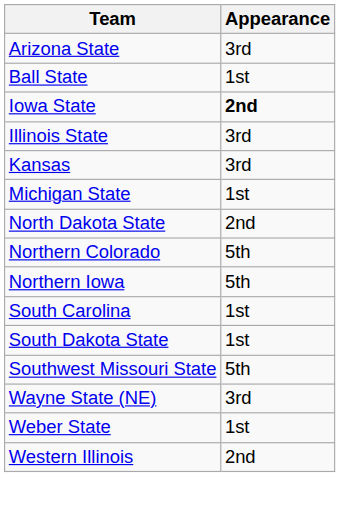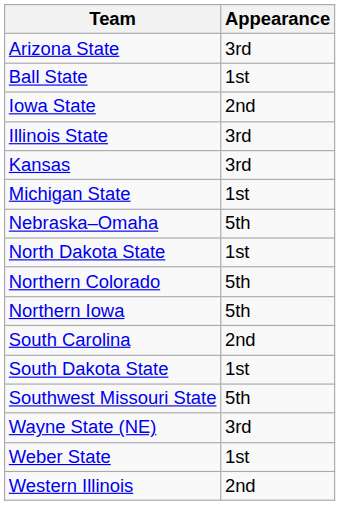(241, 106) bold -> (240, 106) normal
+ row: (83, 223)
(240, 223) 2nd -> (237, 252) 1st
(237, 310) 1st -> (240, 340) 2nd
